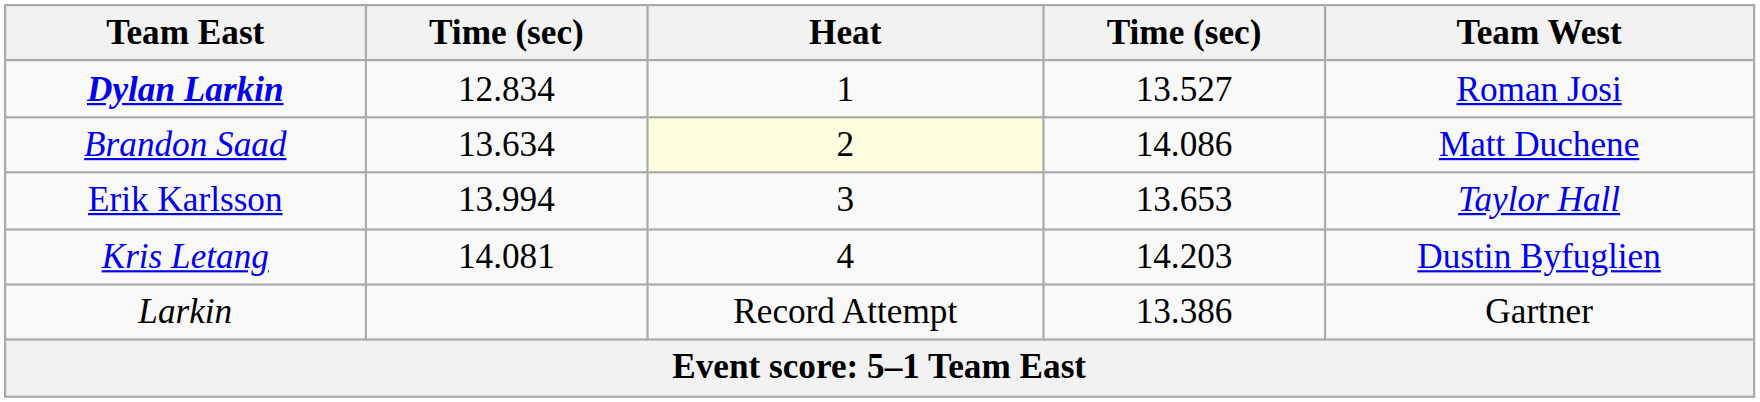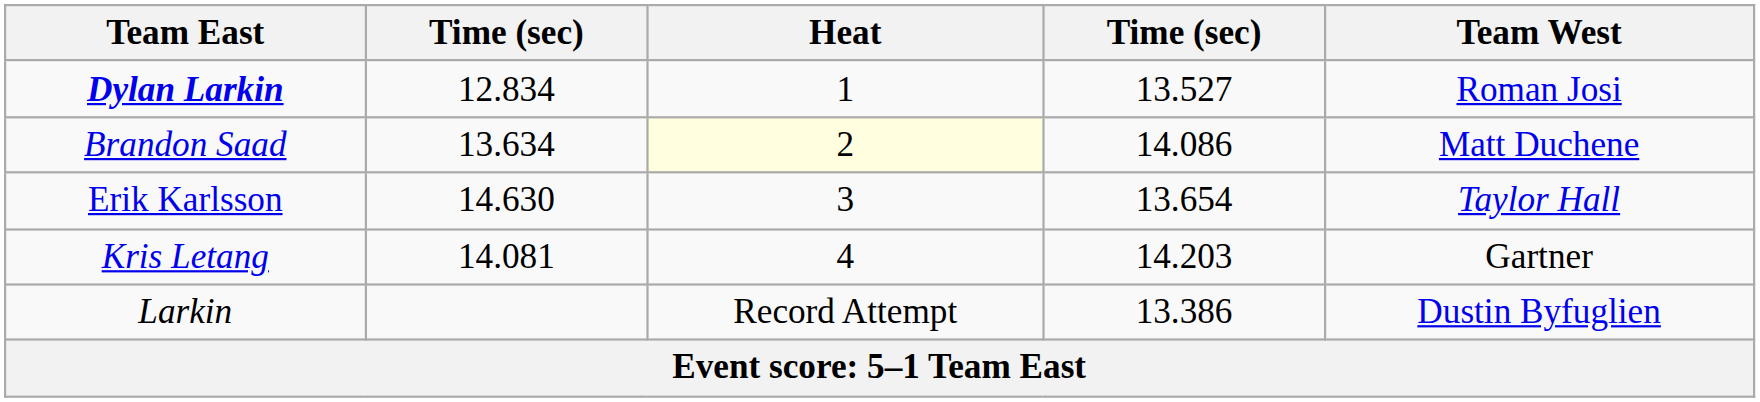(506, 199) 13.994 -> (506, 199) 14.630
(1184, 199) 13.653 -> (1184, 199) 13.654
(1539, 255) Dustin Byfuglien -> (1539, 255) Gartner
(1539, 311) Gartner -> (1539, 311) Dustin Byfuglien
